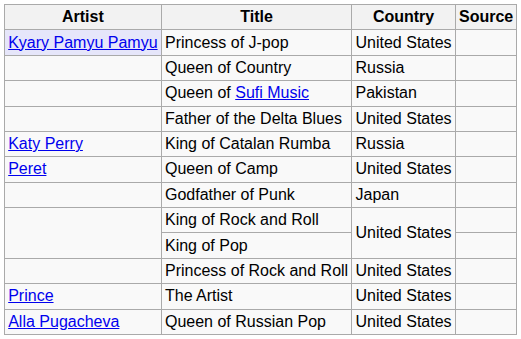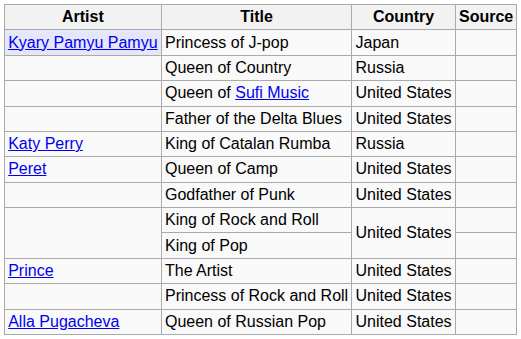(404, 42) United States -> (377, 42) Japan
(386, 93) Pakistan -> (404, 93) United States
(377, 194) Japan -> (404, 194) United States
rows swapped: (257, 270) <-> (199, 296)
